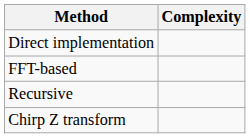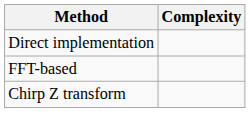- row: (41, 94)
